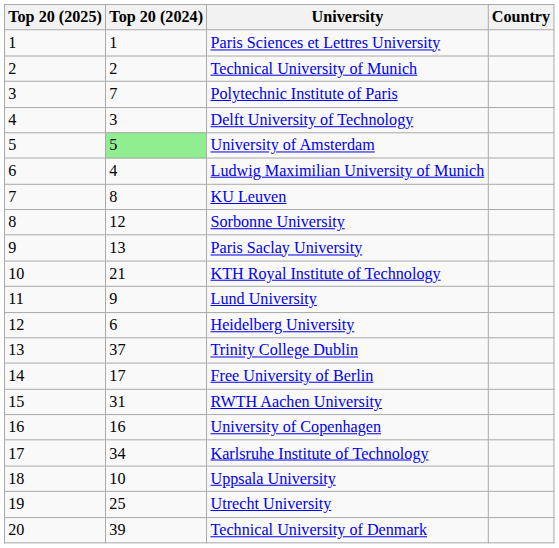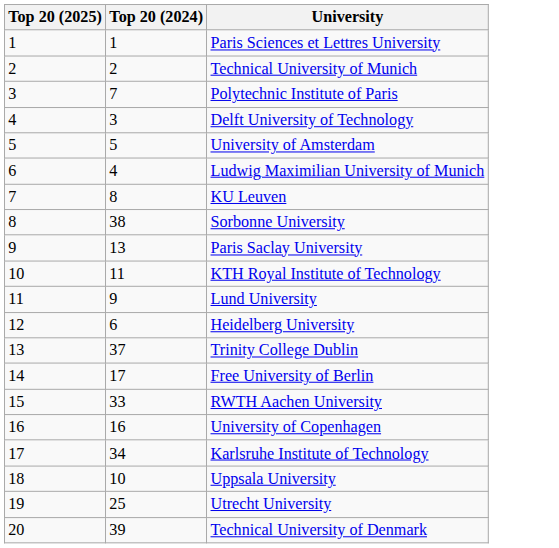- column: (521, 17)
(113, 145) lightgreen background -> (113, 145) no background
(117, 222) 12 -> (117, 222) 38
(117, 273) 21 -> (117, 273) 11
(117, 401) 31 -> (117, 401) 33
